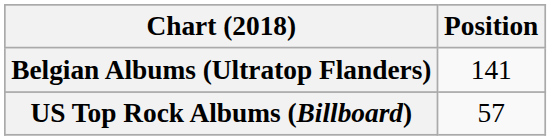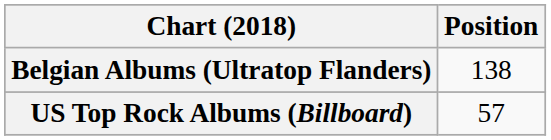(491, 69) 141 -> (491, 69) 138
